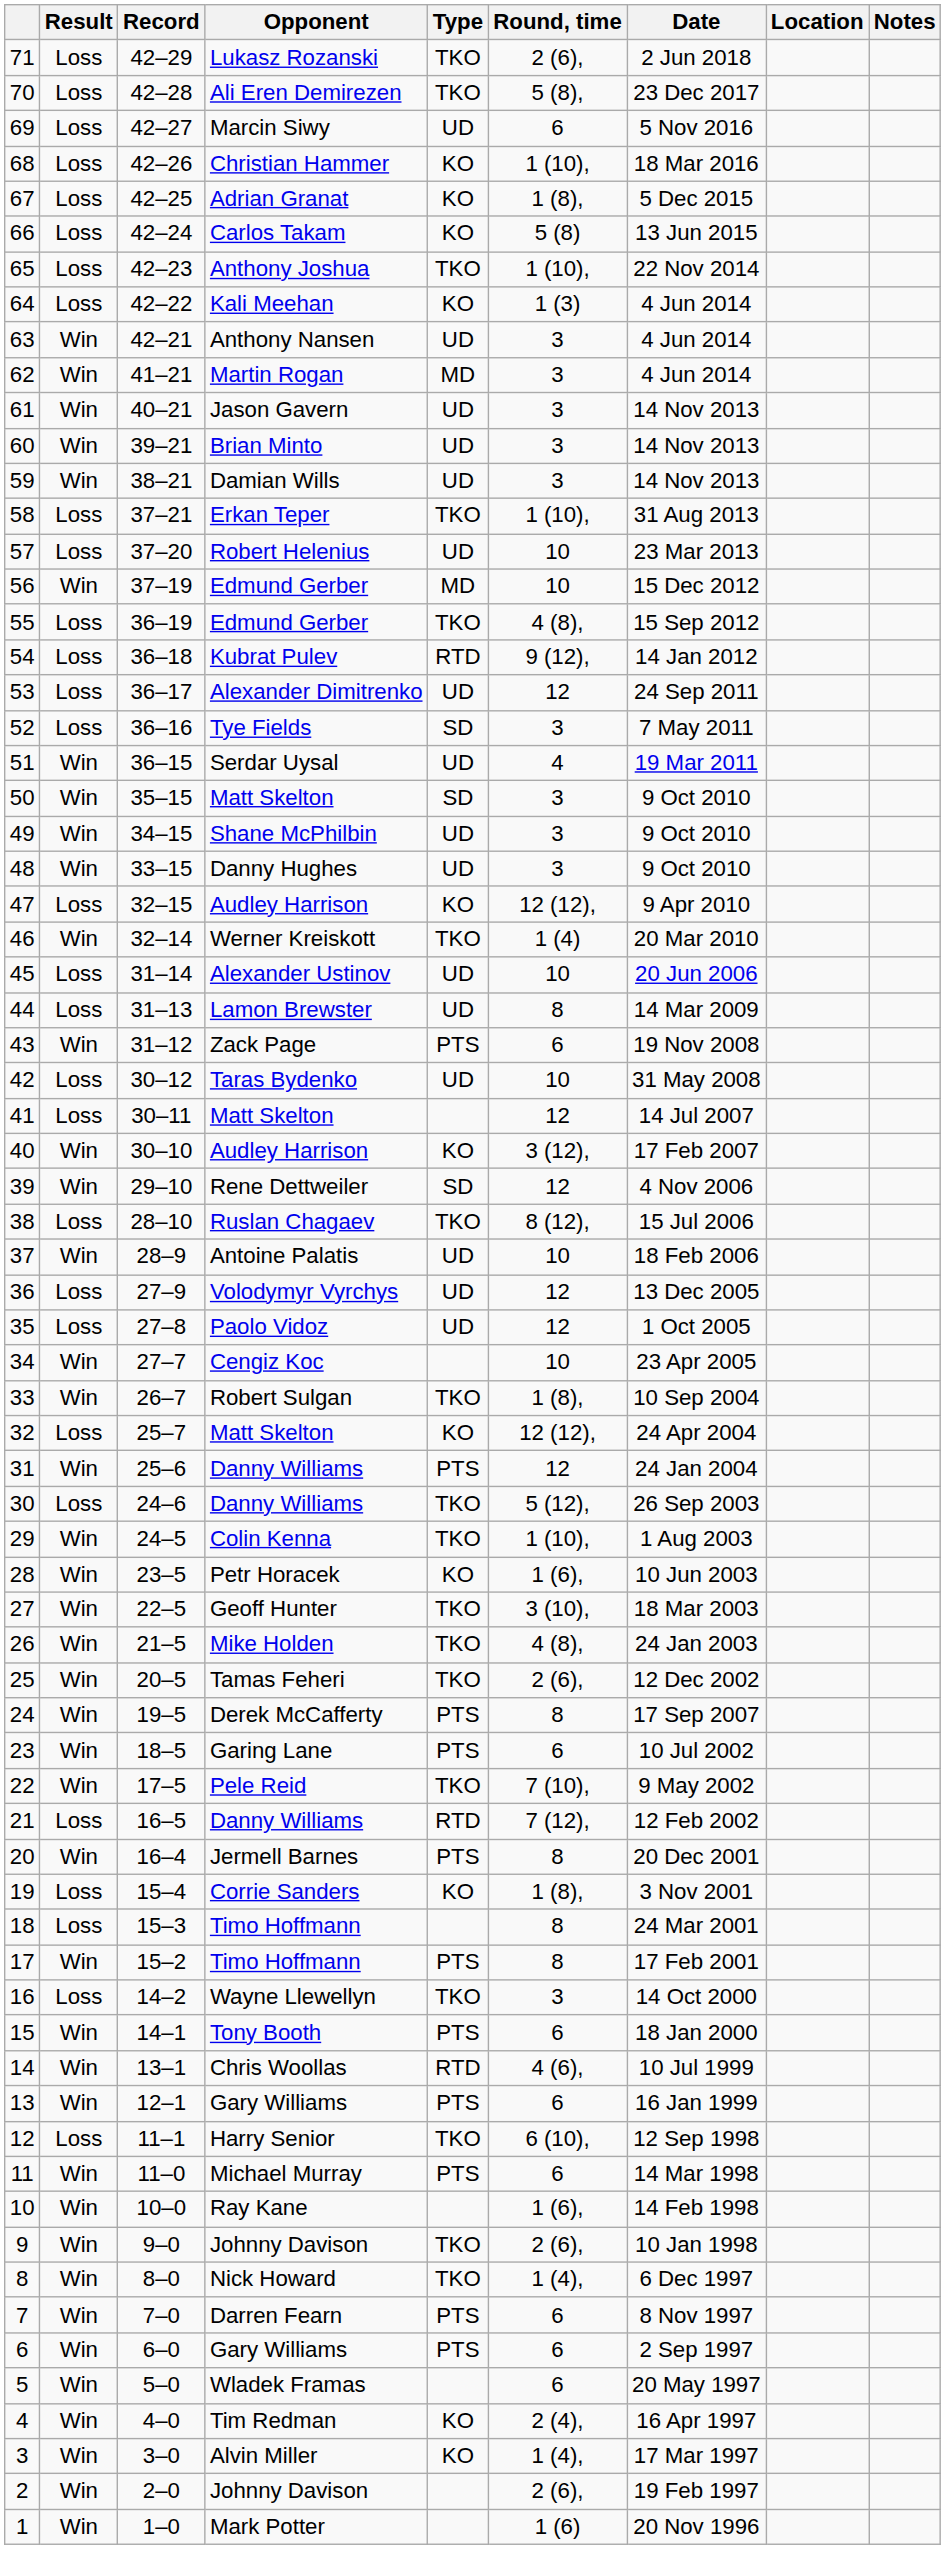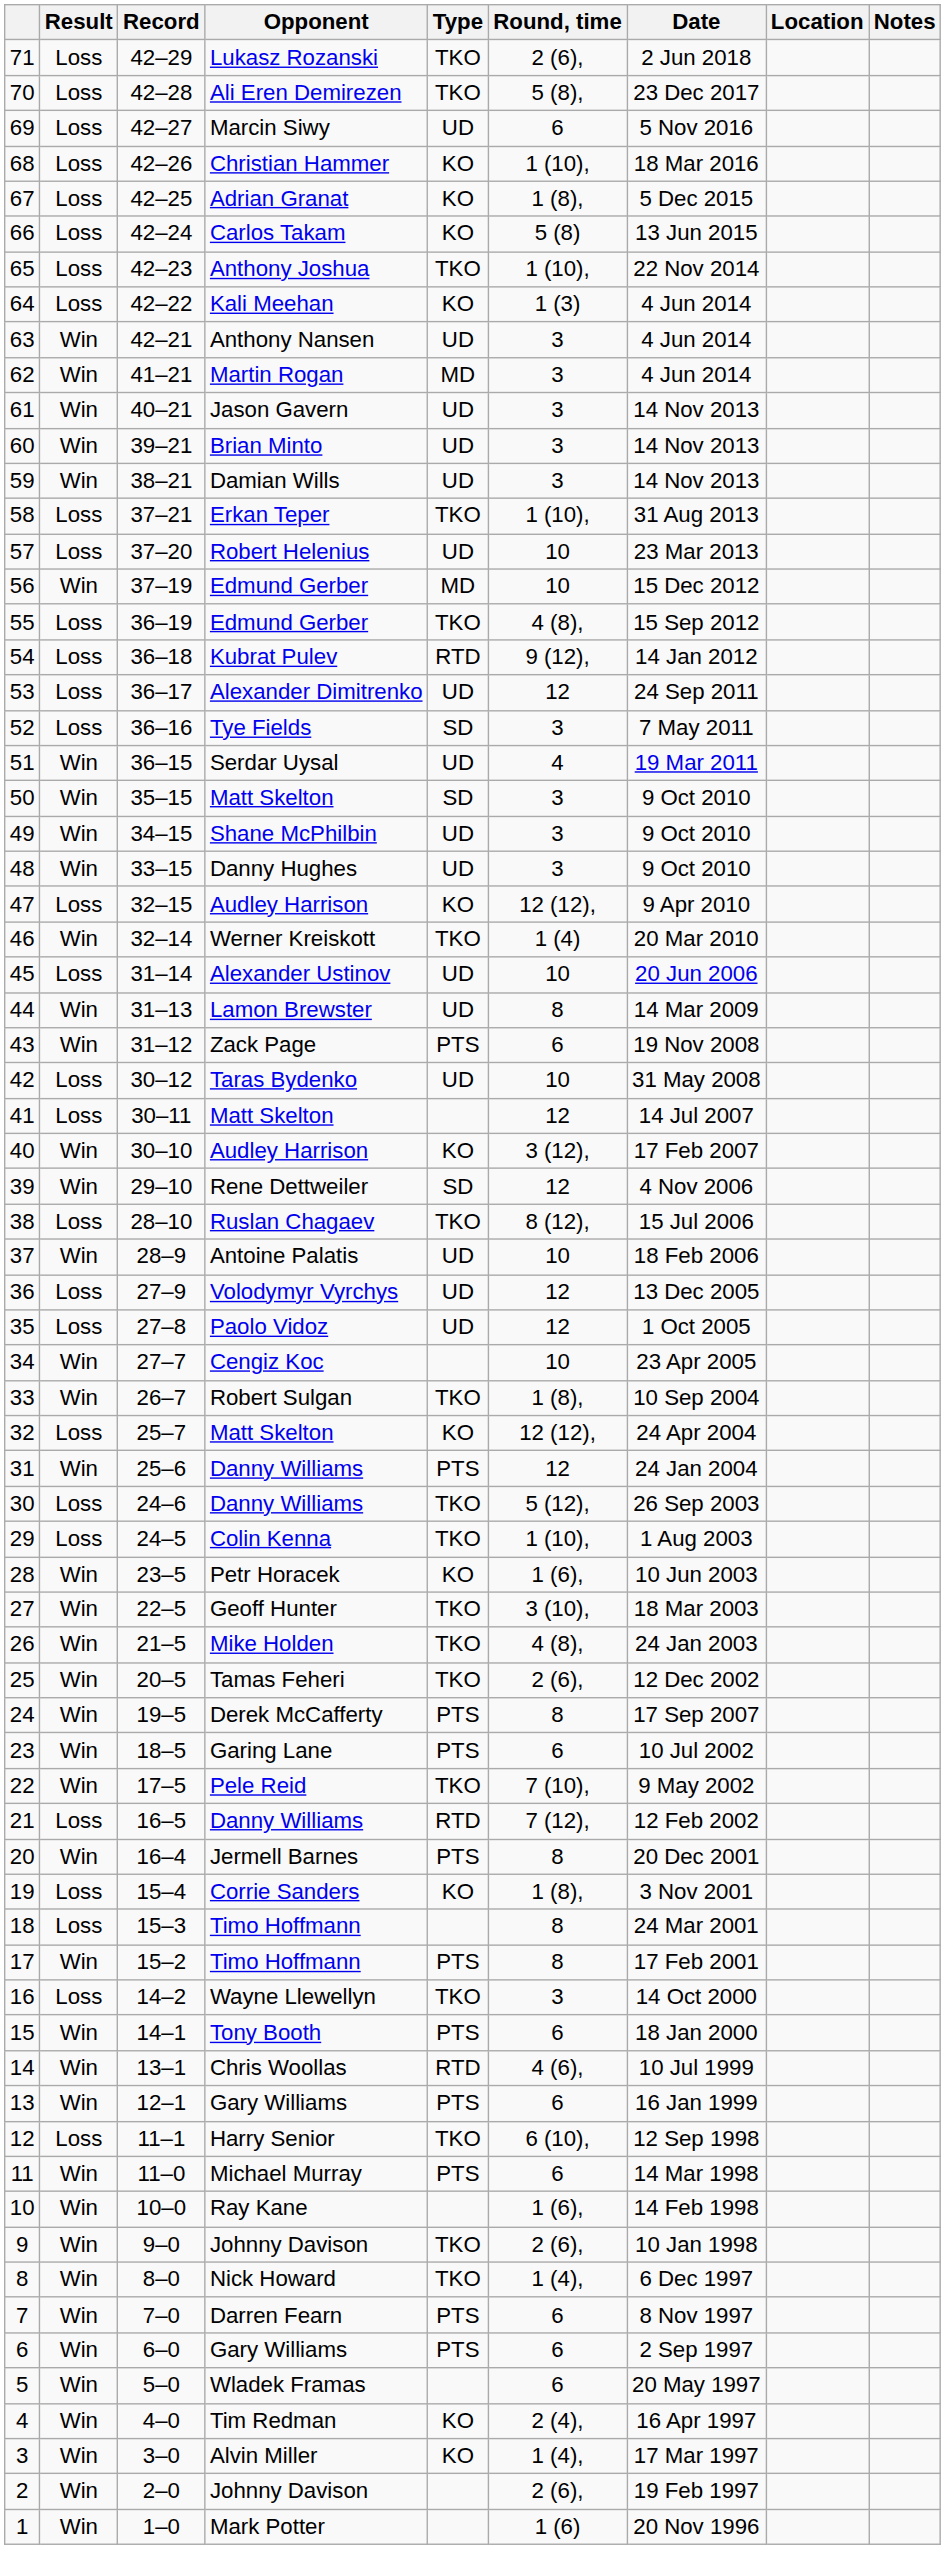(79, 1009) Loss -> (79, 1009) Win
(79, 1538) Win -> (79, 1538) Loss
